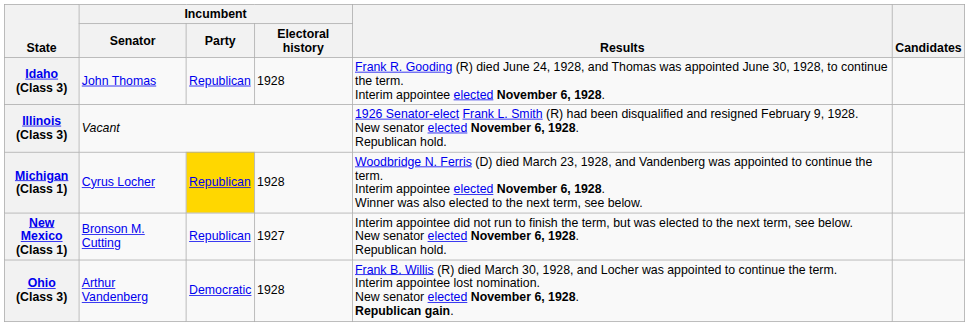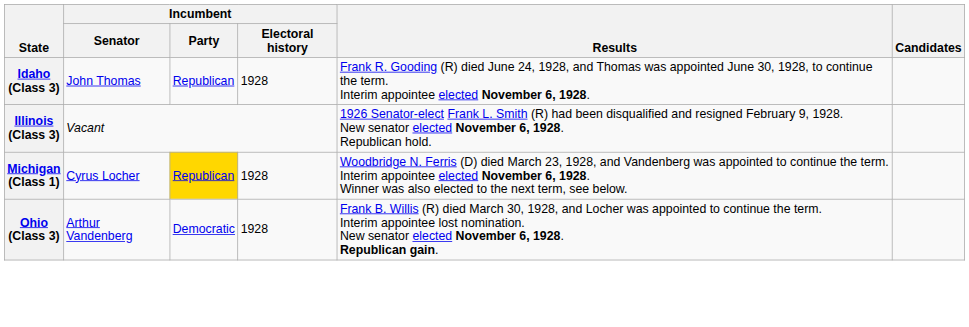- row: (42, 236)
